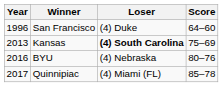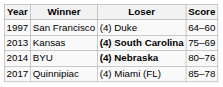(17, 27) 1996 -> (17, 27) 1997
(17, 58) 2016 -> (17, 58) 2014
(128, 58) normal -> (129, 58) bold
